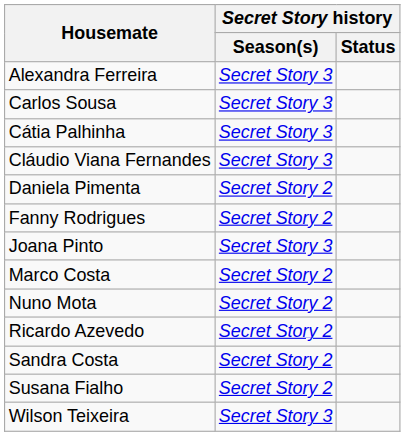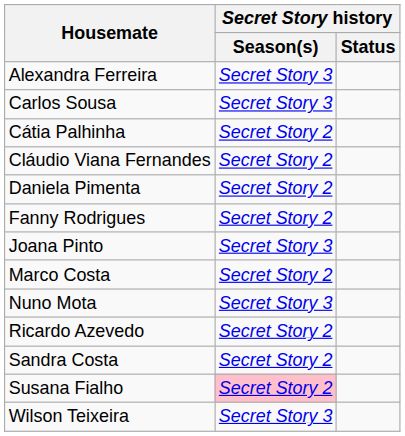(276, 132) Secret Story 3 -> (276, 132) Secret Story 2
(276, 160) Secret Story 3 -> (276, 160) Secret Story 2
(276, 302) Secret Story 2 -> (276, 302) Secret Story 3
(276, 388) no background -> (276, 388) pink background
